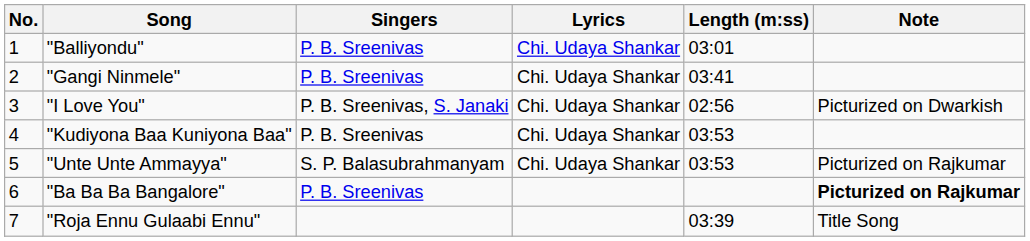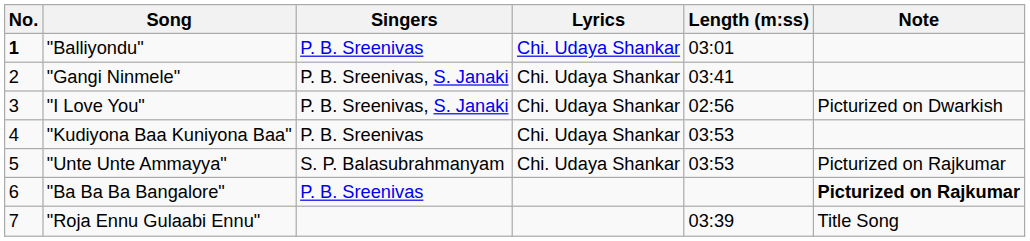(14, 48) normal -> (14, 48) bold
(362, 77) P. B. Sreenivas -> (404, 77) P. B. Sreenivas, S. Janaki
